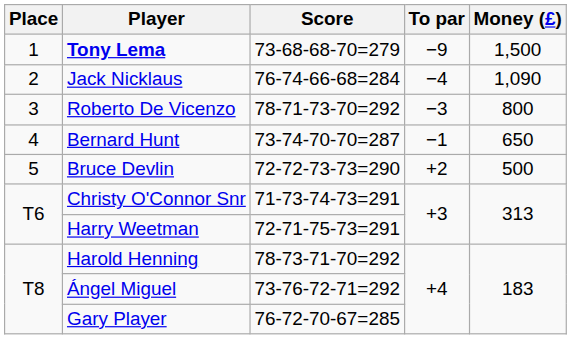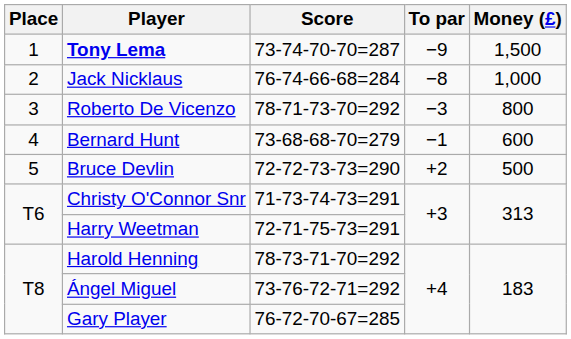(327, 49) 73-68-68-70=279 -> (327, 49) 73-74-70-70=287
(437, 79) −4 -> (437, 79) −8
(518, 79) 1,090 -> (518, 79) 1,000
(327, 139) 73-74-70-70=287 -> (327, 139) 73-68-68-70=279
(518, 139) 650 -> (518, 139) 600
